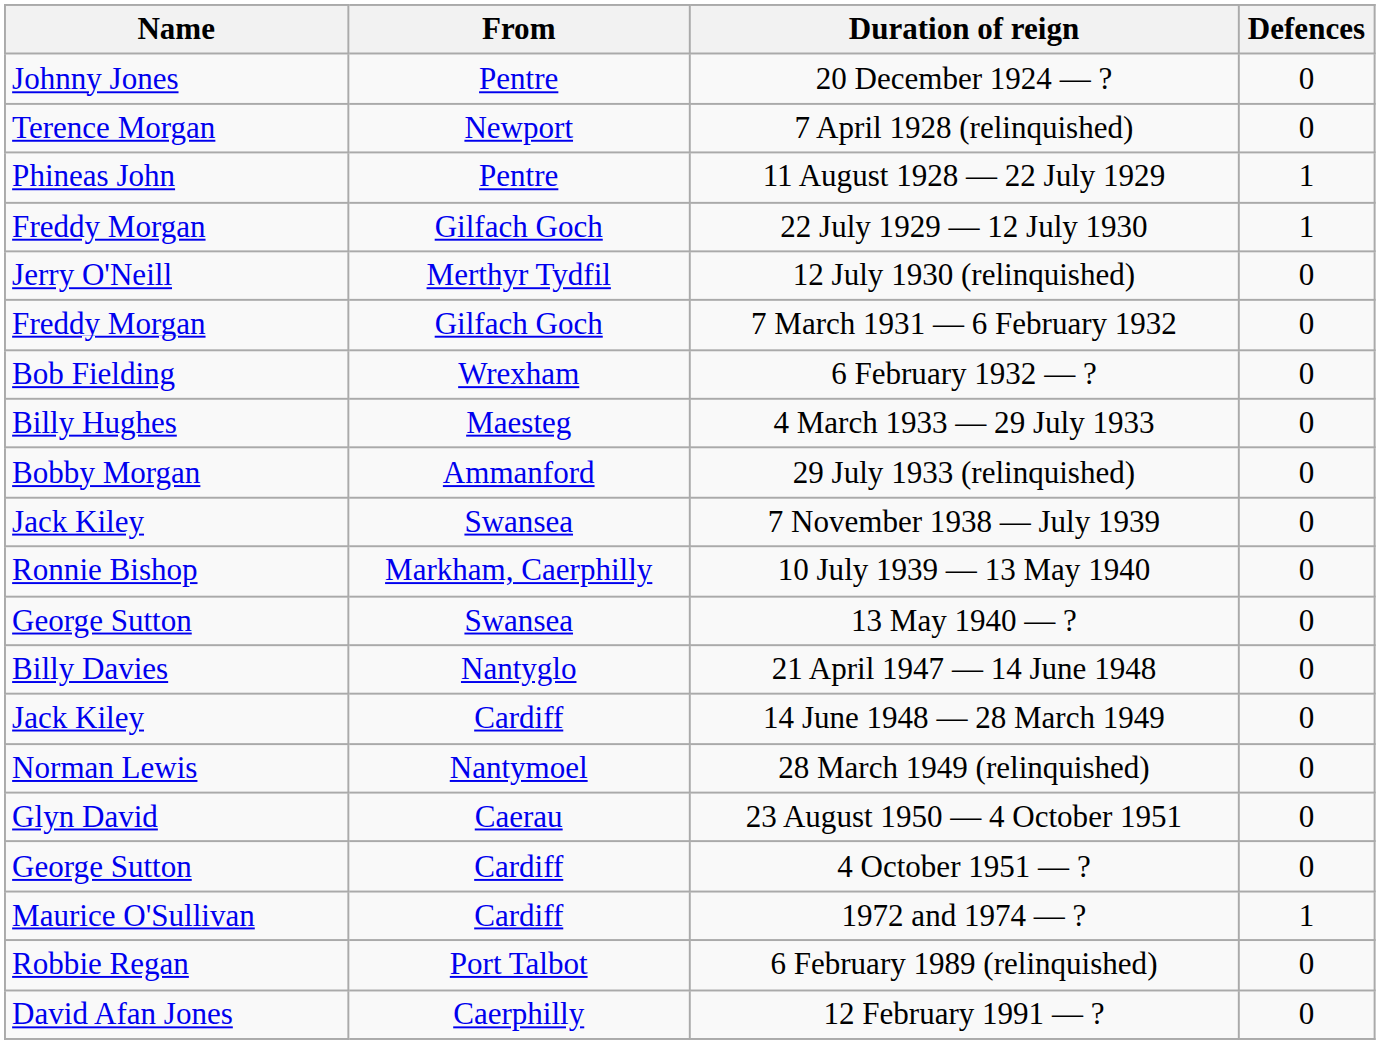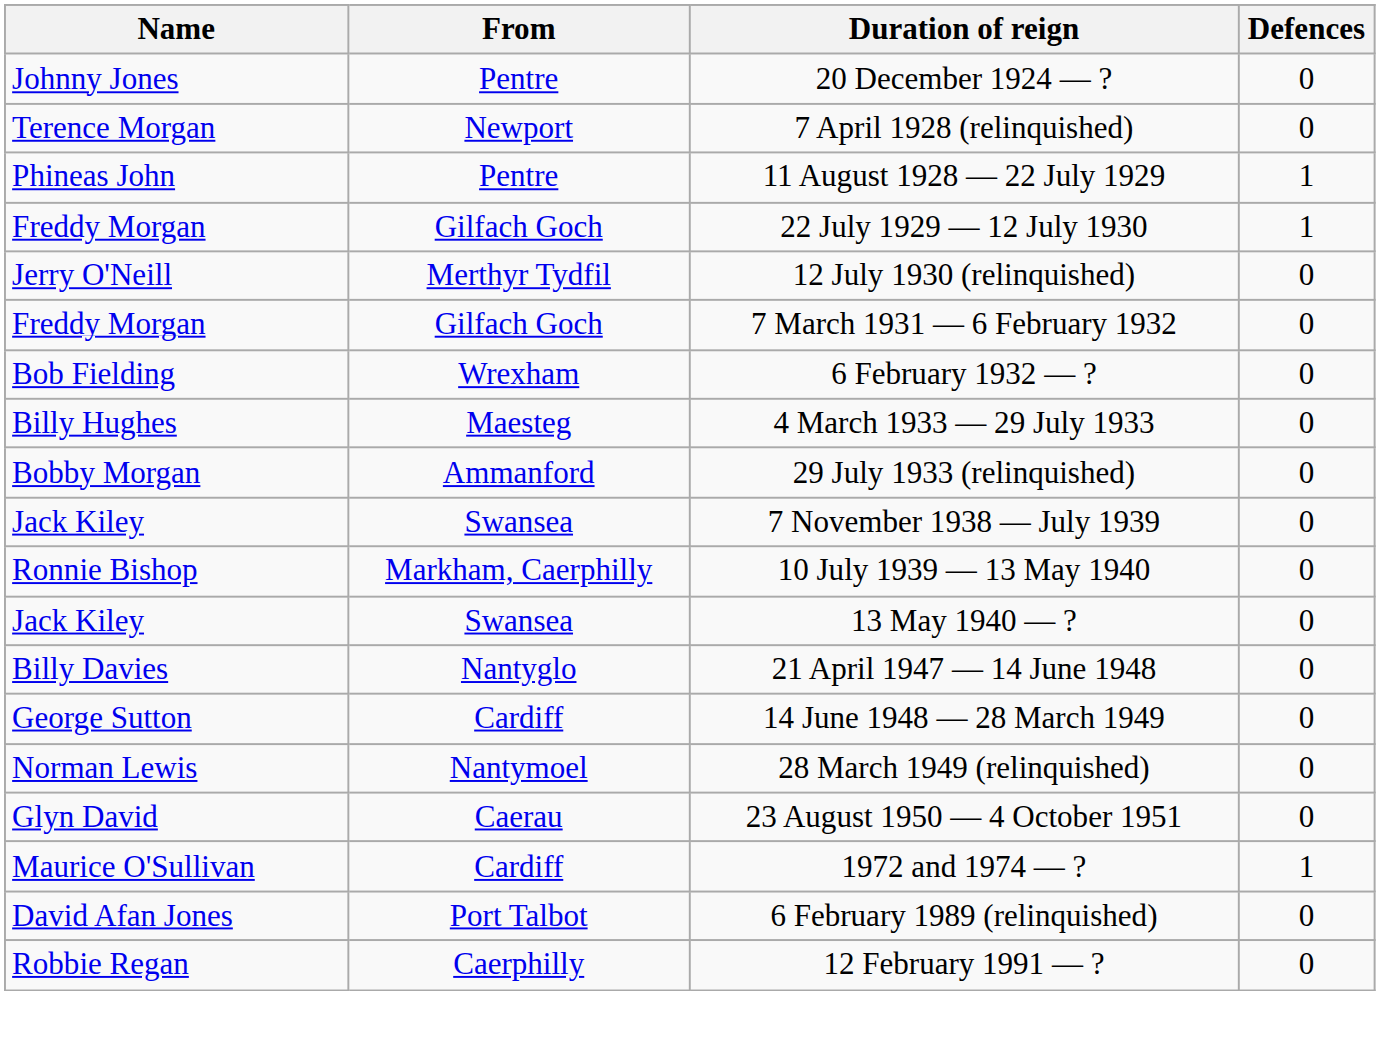(102, 619) George Sutton -> (78, 619) Jack Kiley
(78, 718) Jack Kiley -> (102, 718) George Sutton
- row: (964, 865)
(100, 964) Robbie Regan -> (122, 915) David Afan Jones
(122, 1013) David Afan Jones -> (100, 964) Robbie Regan
